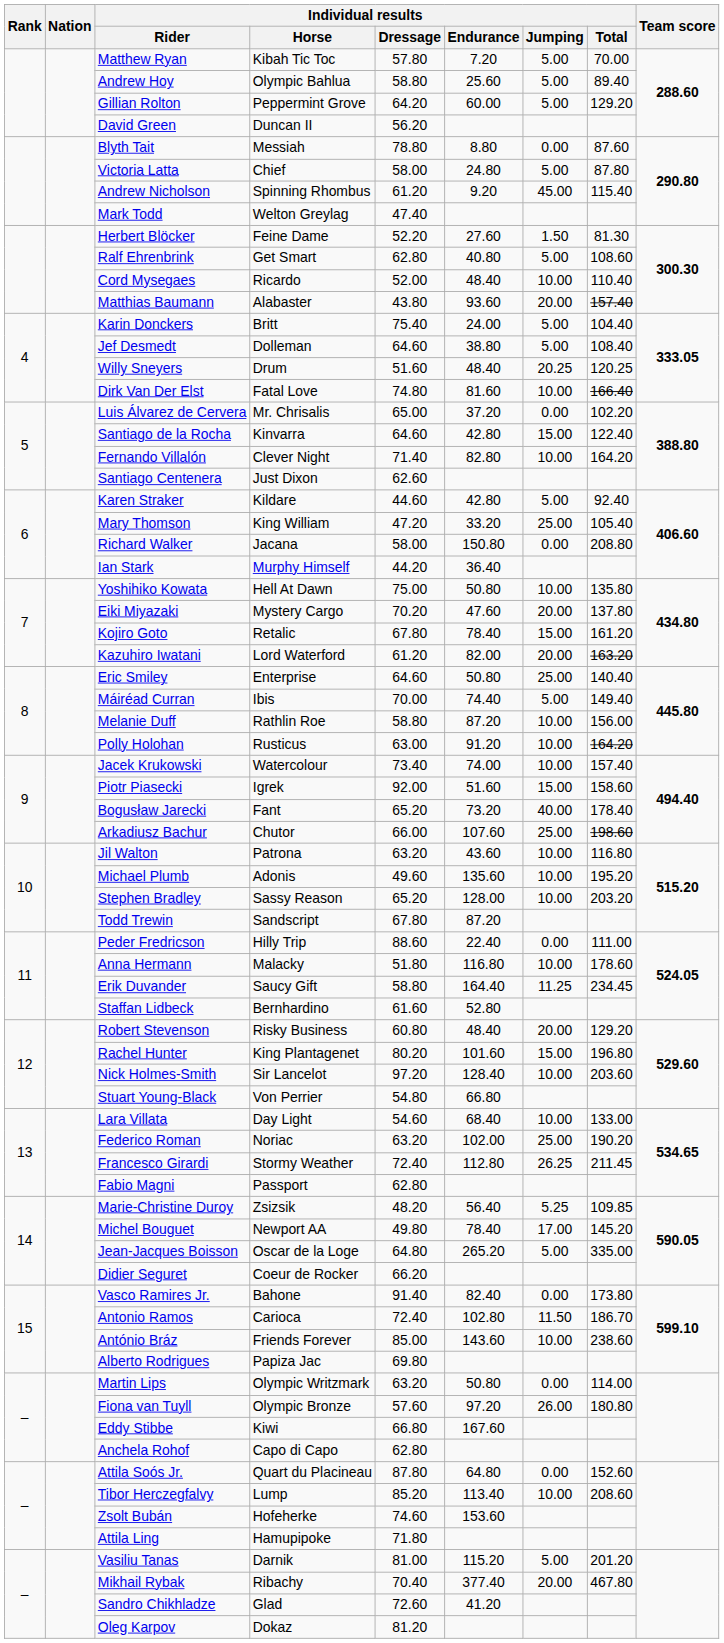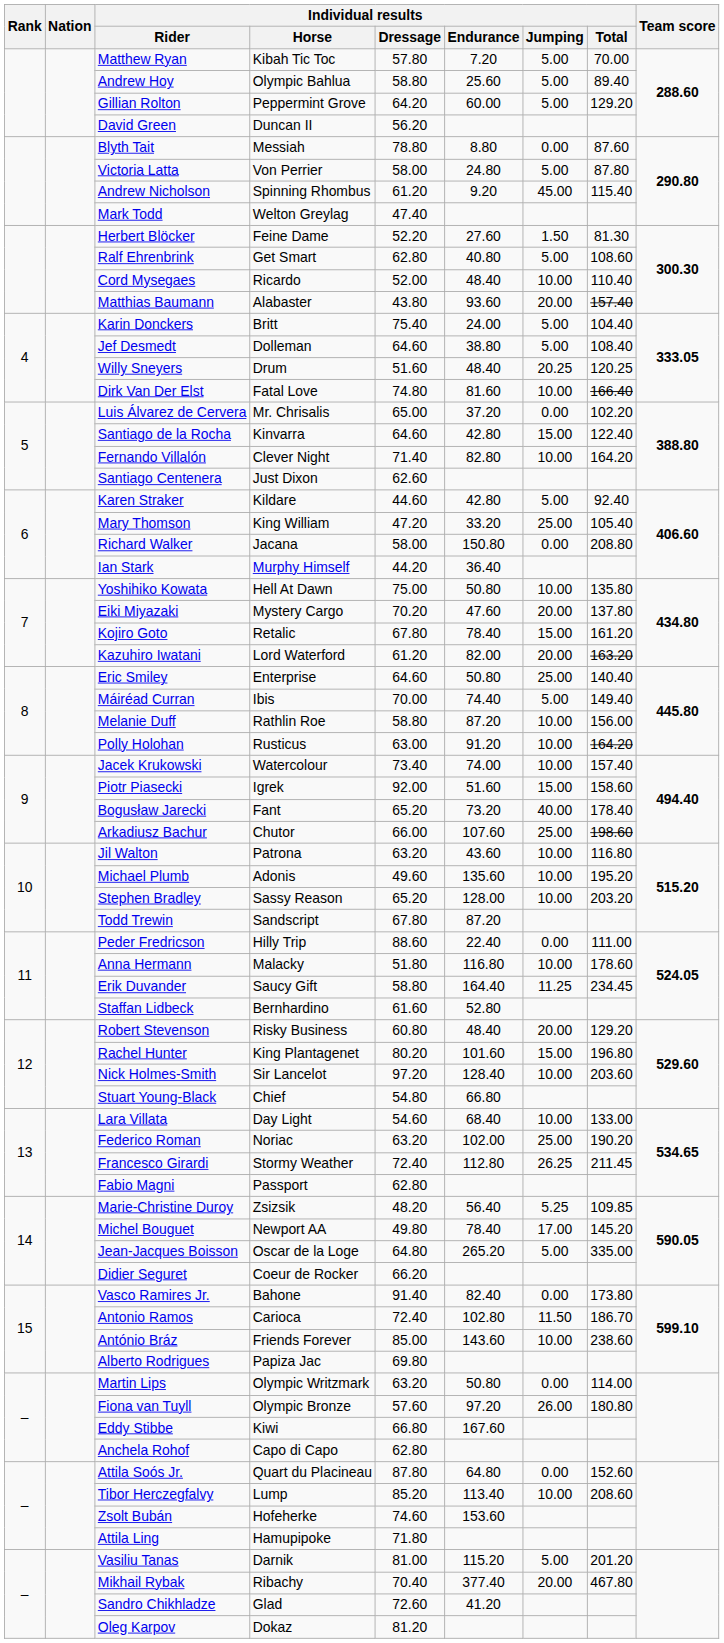(269, 170) Chief -> (288, 170) Von Perrier
(288, 1097) Von Perrier -> (269, 1097) Chief
